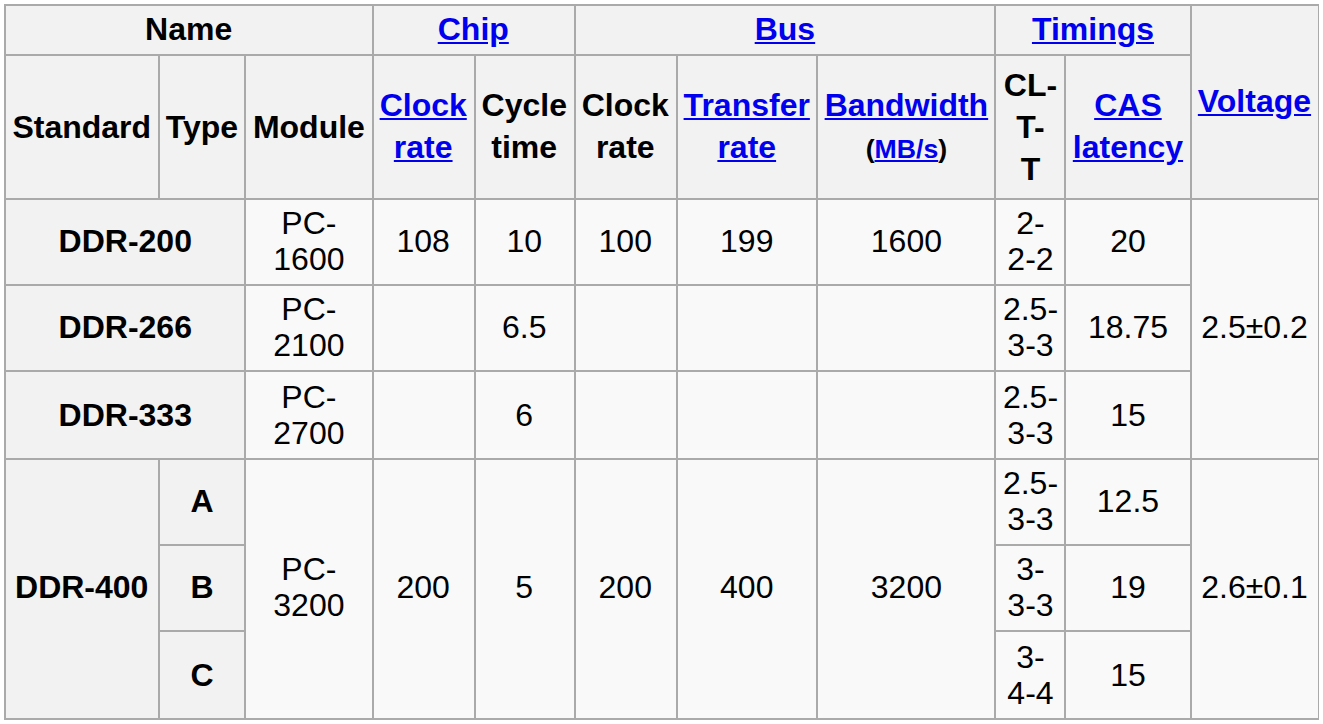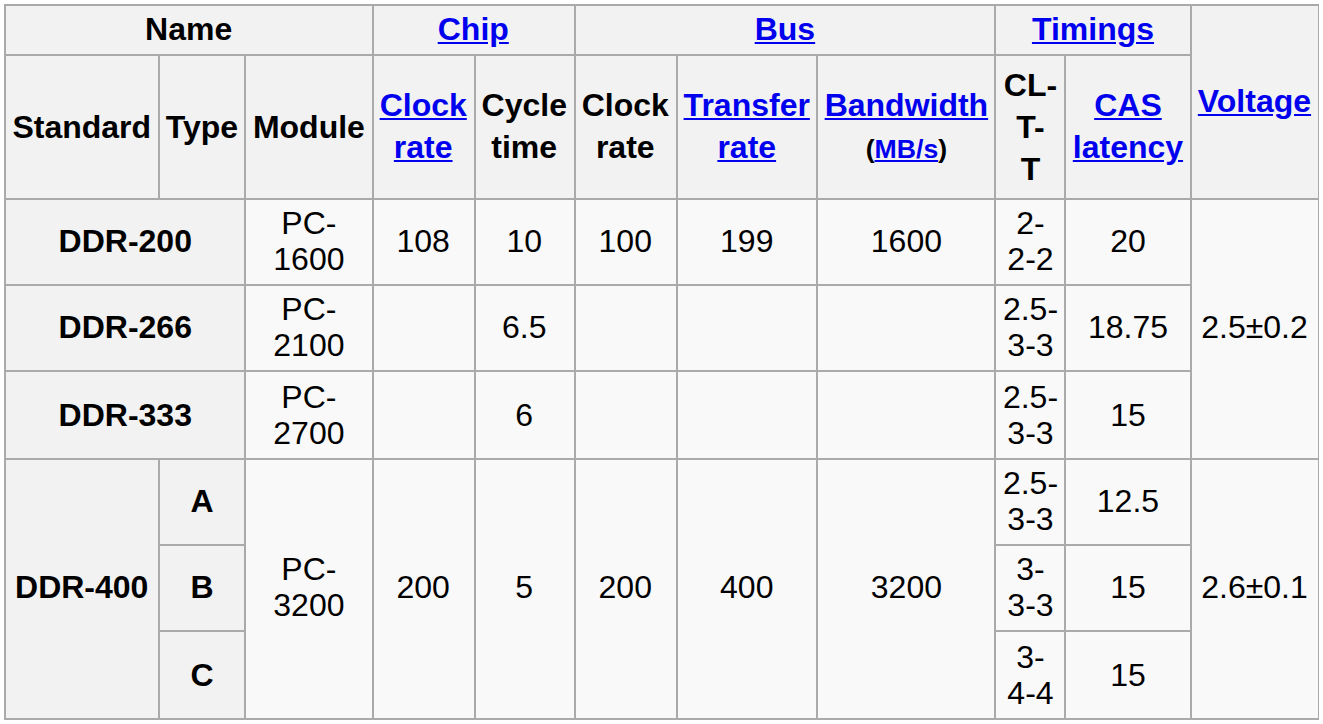(1128, 588) 19 -> (1128, 588) 15
